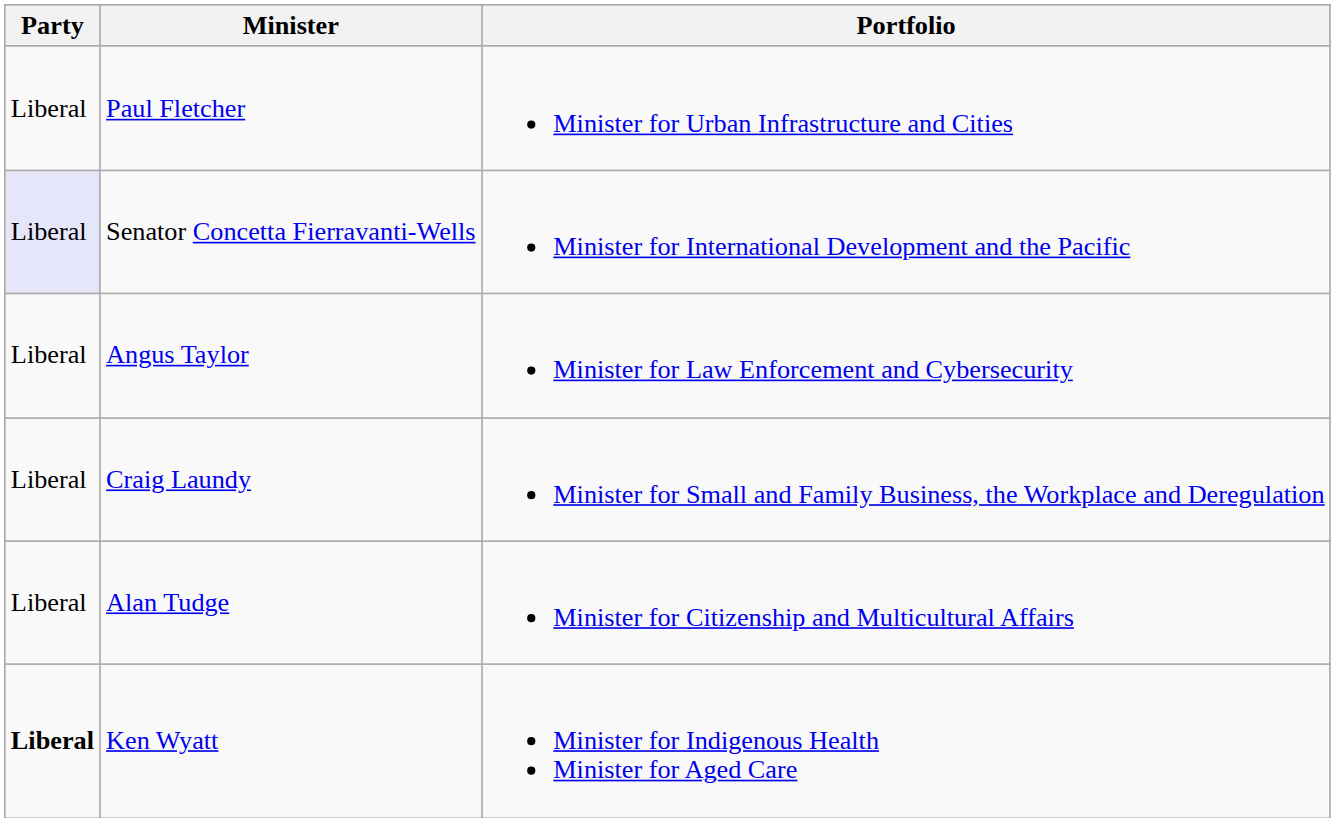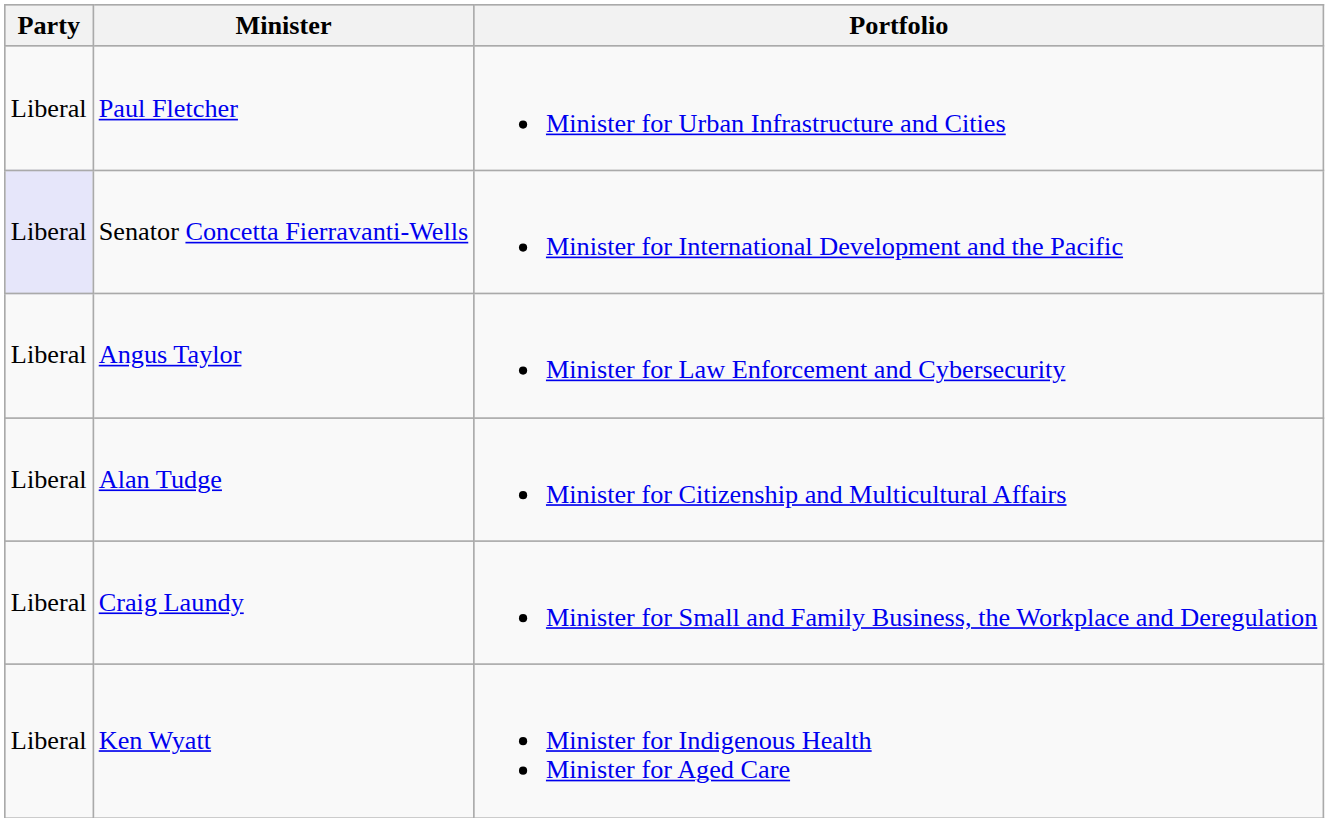rows swapped: (168, 602) <-> (179, 478)
(52, 740) bold -> (49, 740) normal
